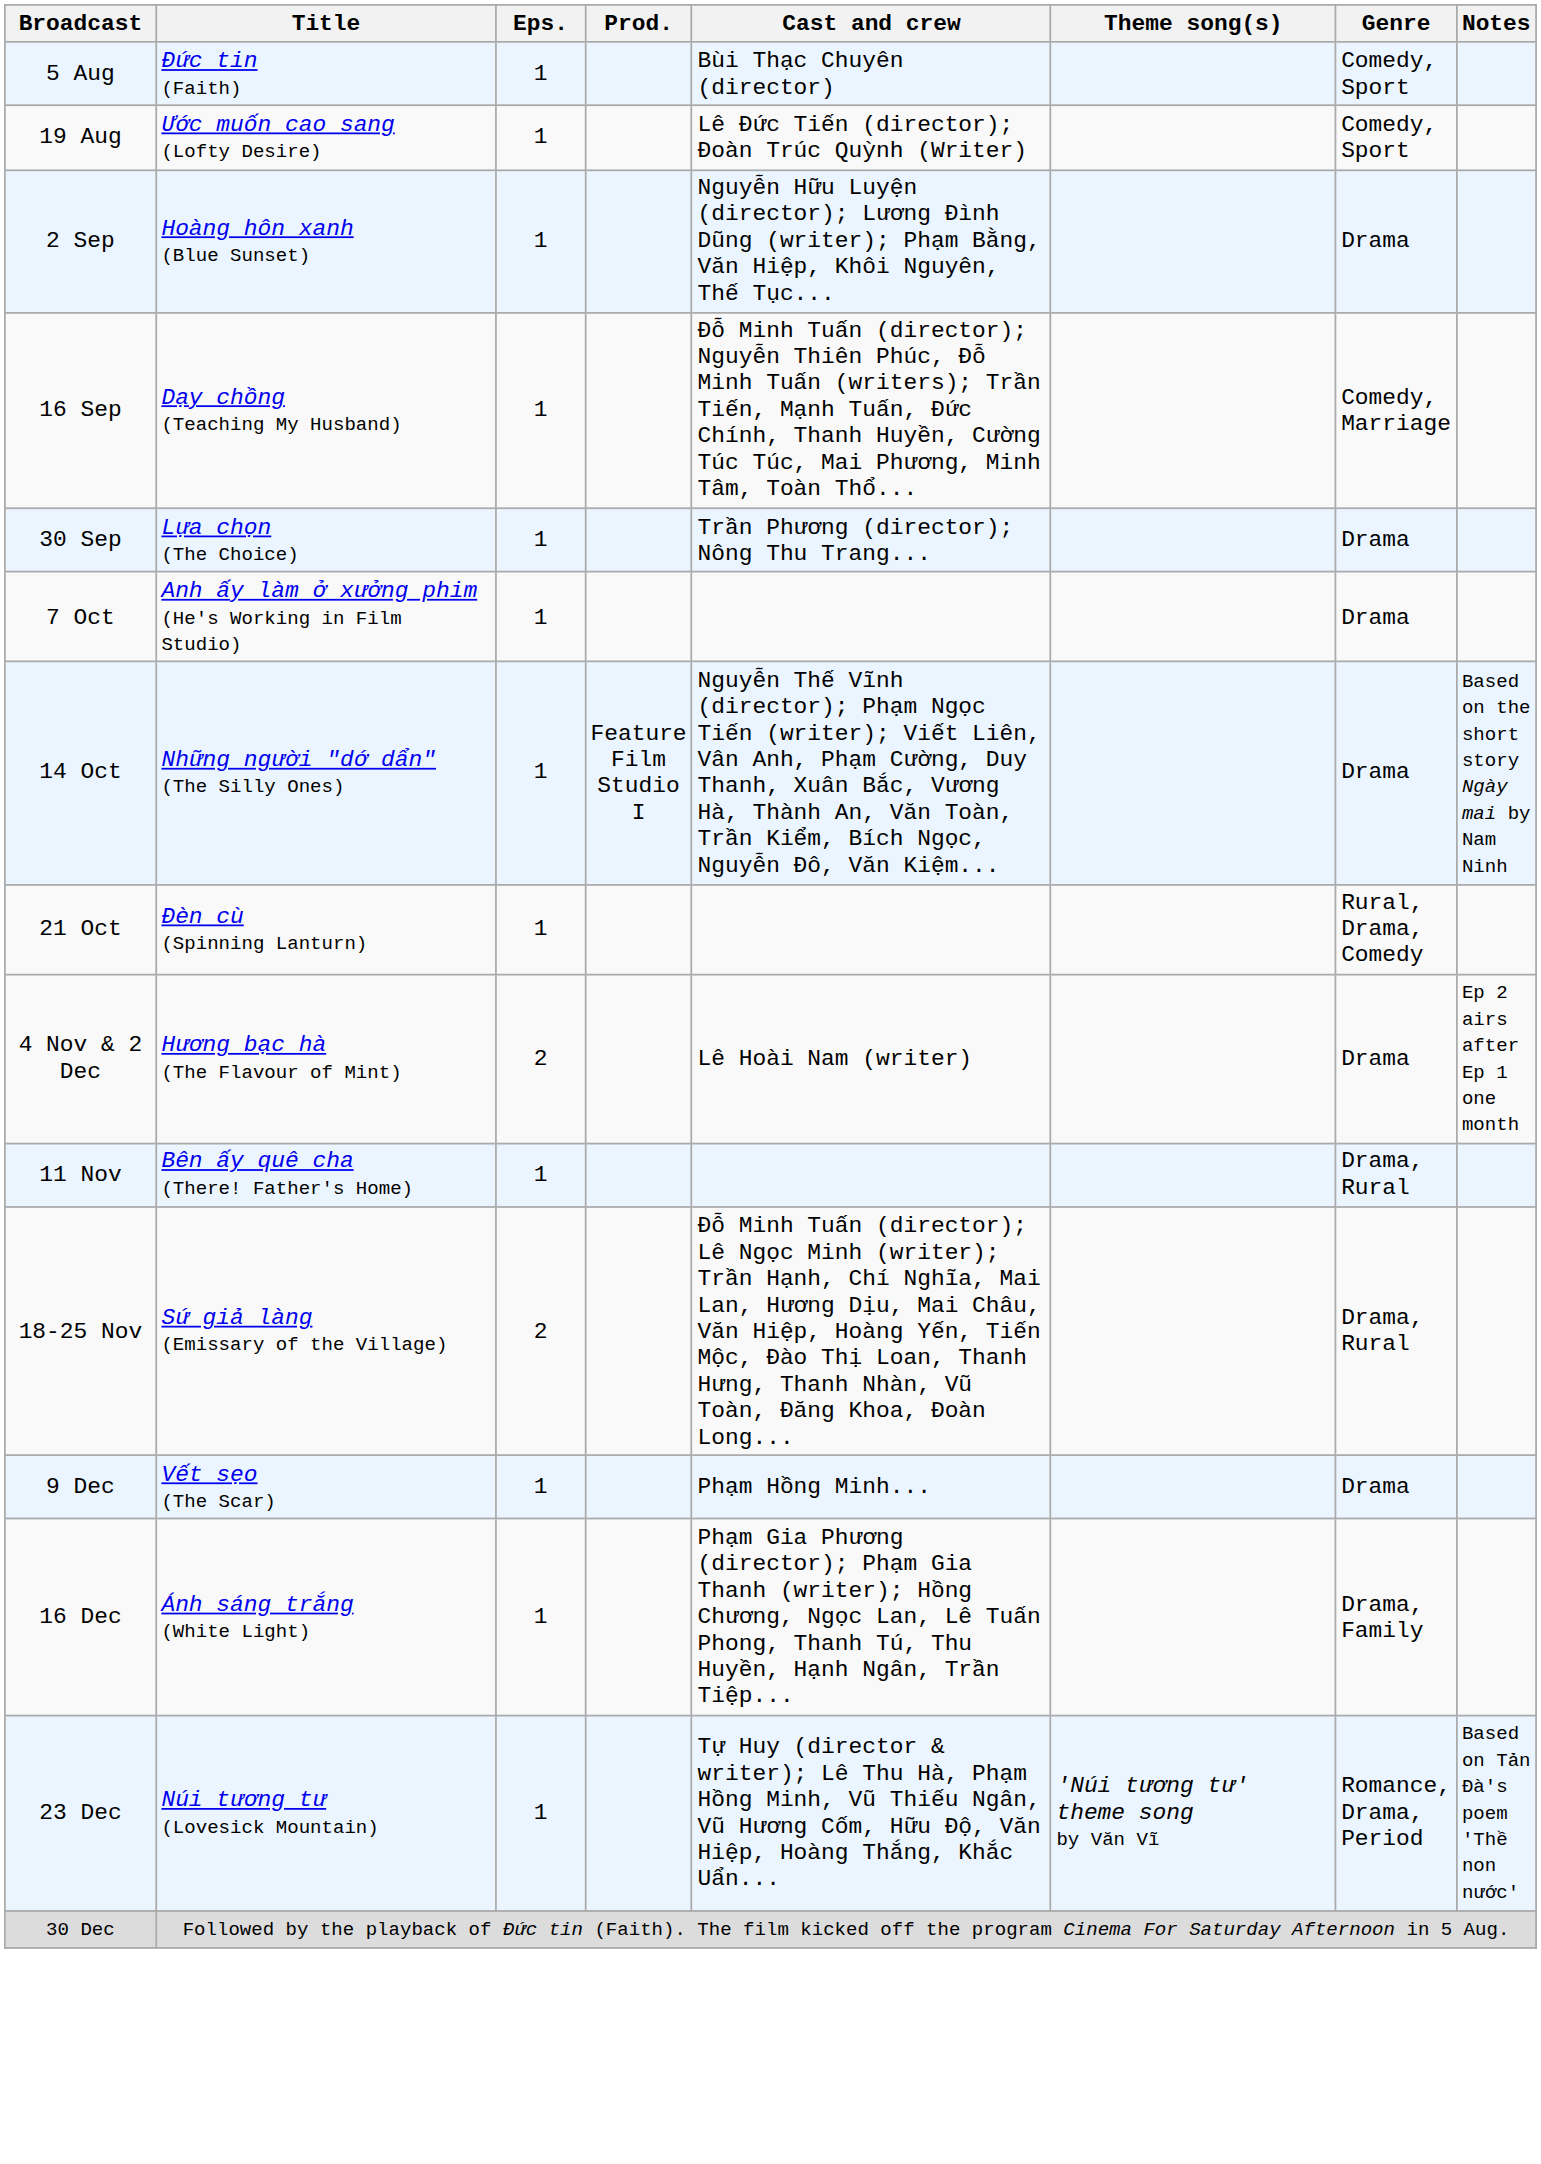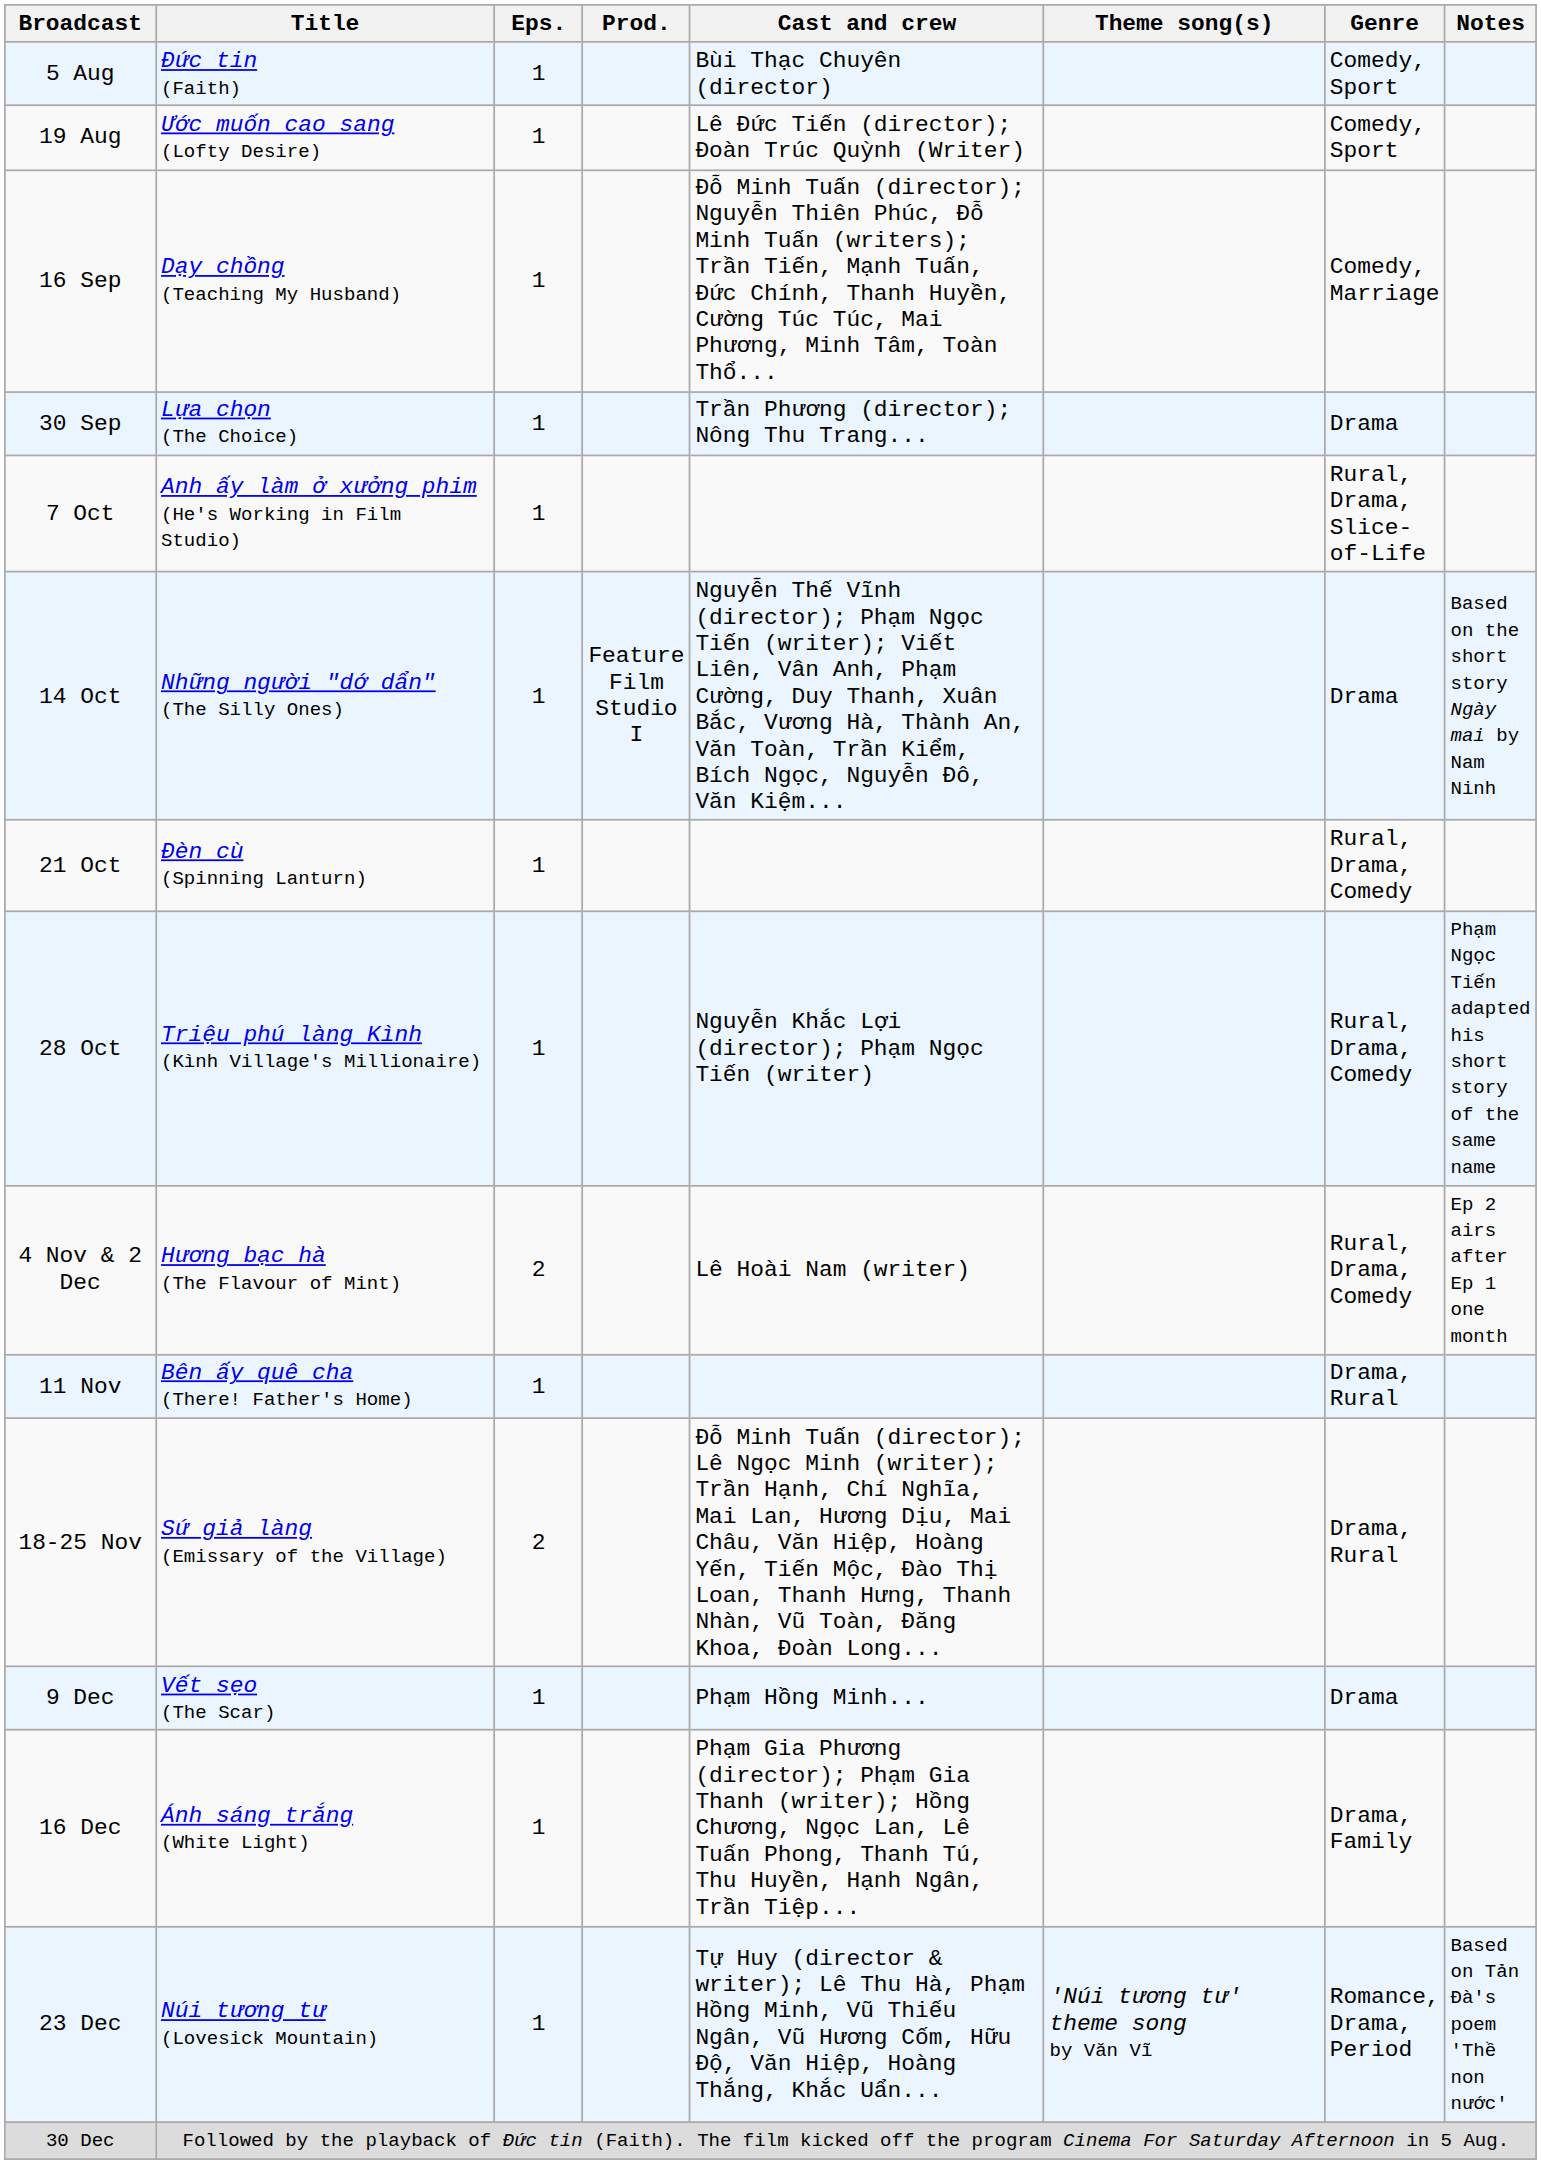- row: (80, 241)
(1375, 617) Drama -> (1378, 514) Rural, Drama, Slice-of-Life
+ row: (80, 1048)
(1375, 1059) Drama -> (1371, 1270) Rural, Drama, Comedy
